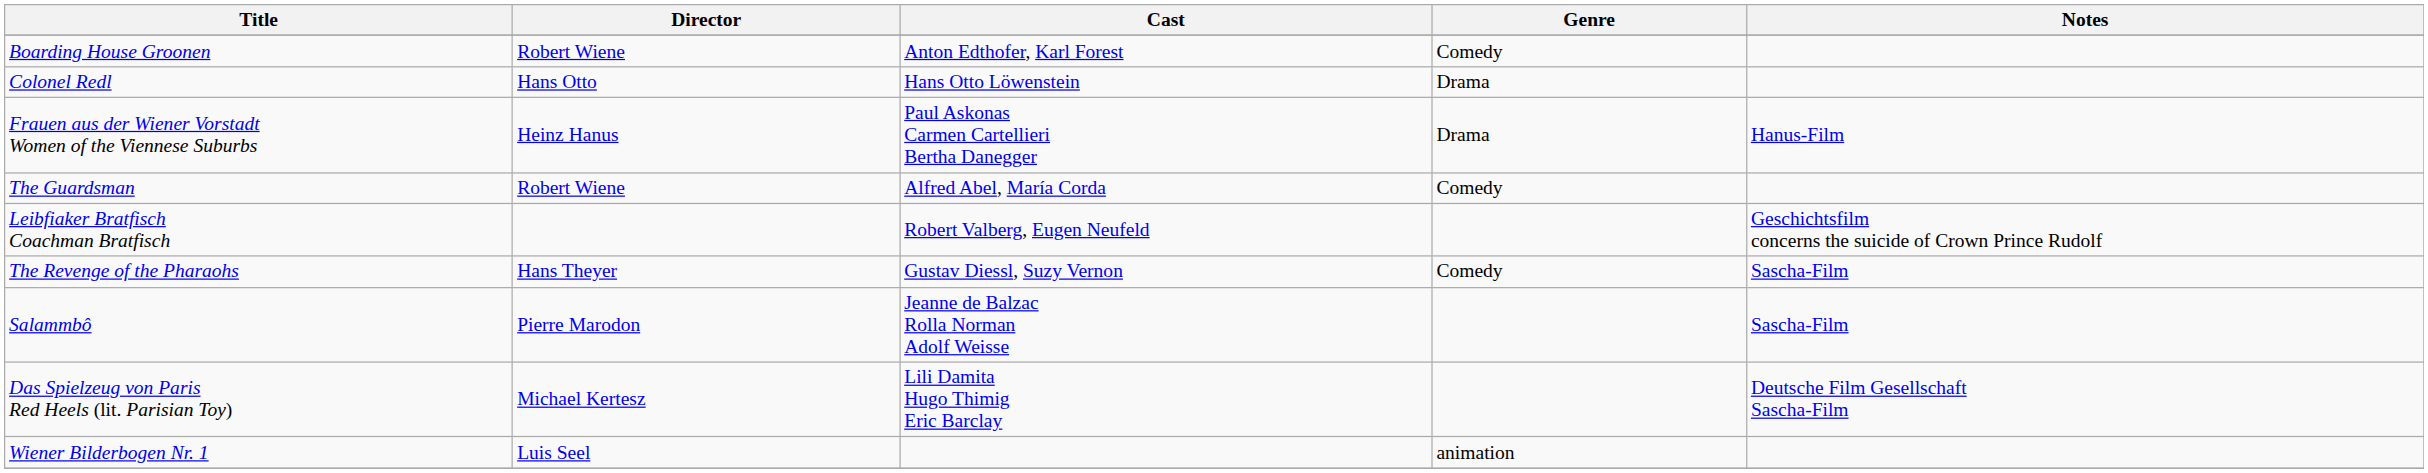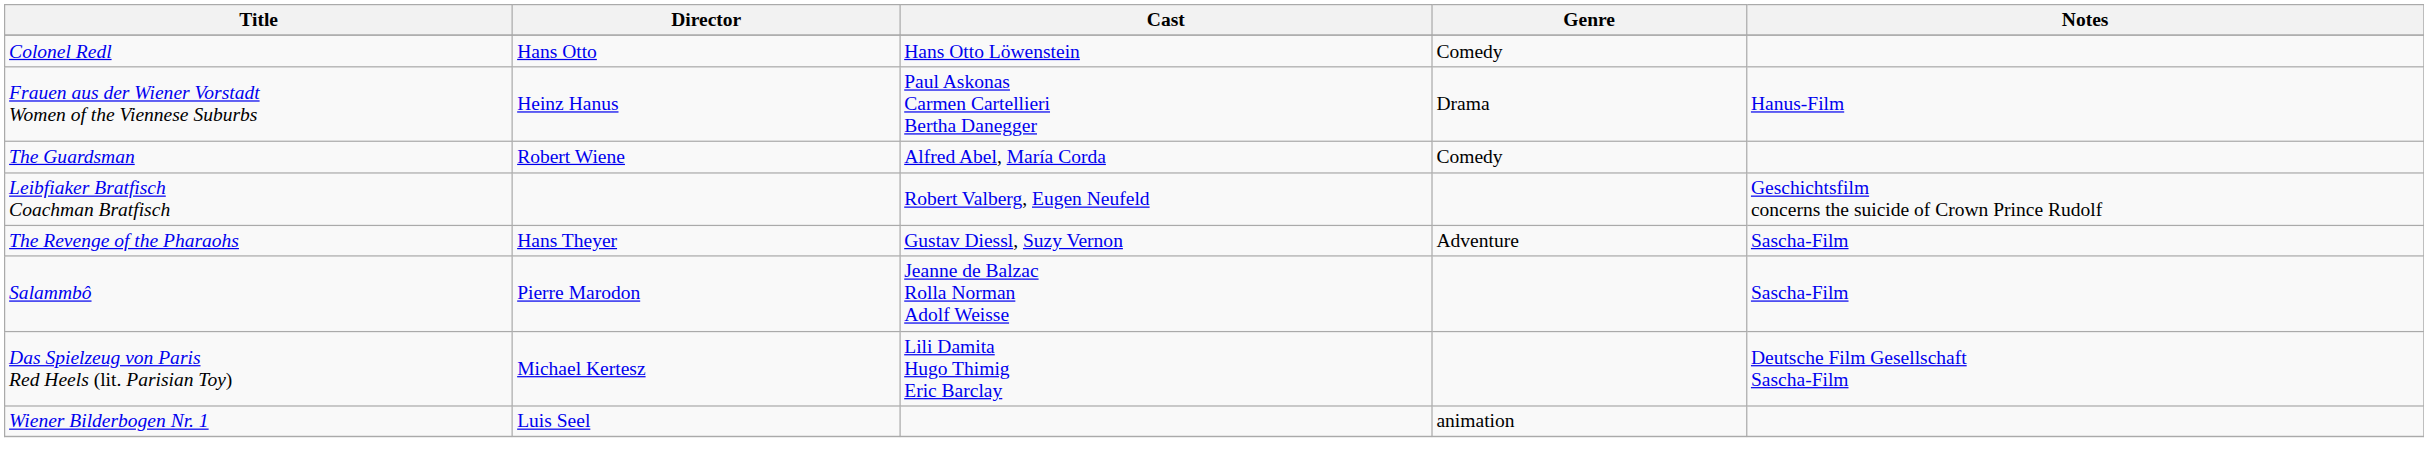- row: (110, 50)
(1463, 81) Drama -> (1470, 50) Comedy
(1470, 271) Comedy -> (1478, 240) Adventure
